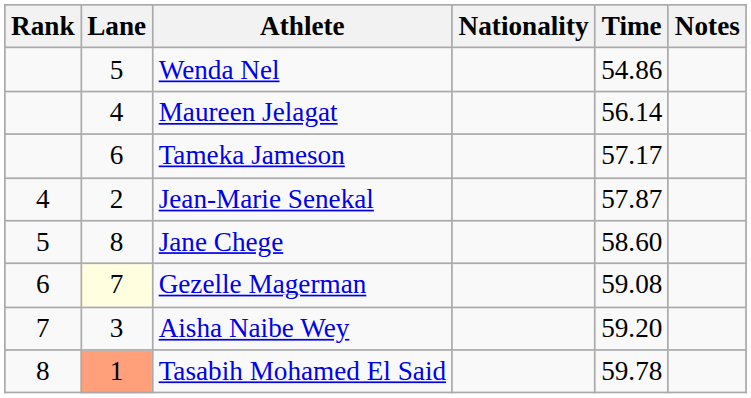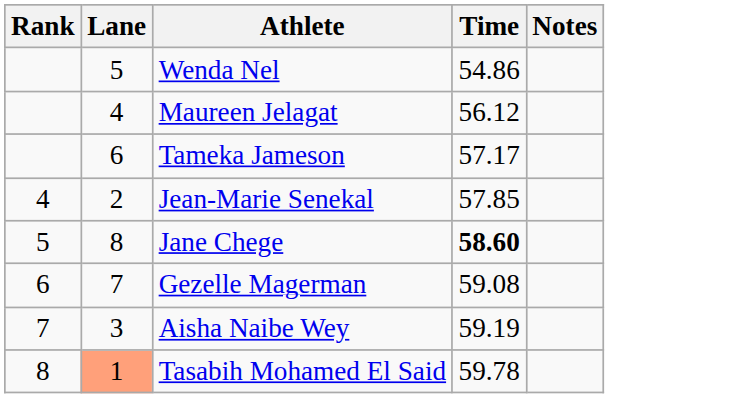- column: (524, 26)
(632, 112) 56.14 -> (489, 112) 56.12
(632, 198) 57.87 -> (489, 198) 57.85
(632, 241) normal -> (489, 241) bold
(117, 284) lightyellow background -> (117, 284) no background
(632, 328) 59.20 -> (489, 328) 59.19
